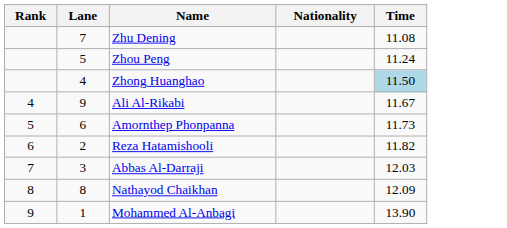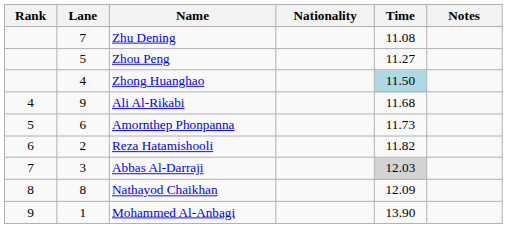+ column: (464, 15)
(400, 59) 11.24 -> (400, 59) 11.27
(400, 103) 11.67 -> (400, 103) 11.68
(400, 168) no background -> (400, 168) lightgrey background
